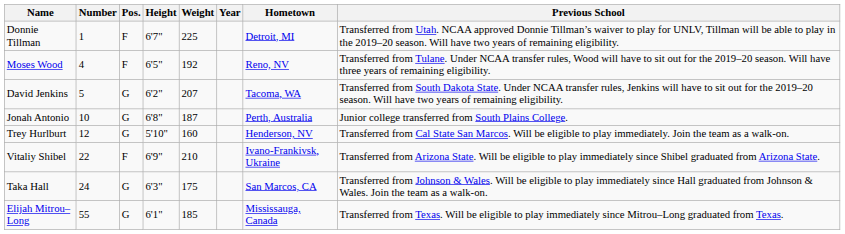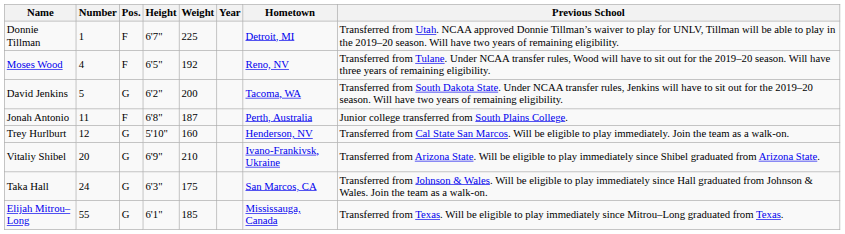(189, 94) 207 -> (189, 94) 200
(84, 117) 10 -> (84, 117) 11
(126, 117) G -> (125, 117) F
(84, 157) 22 -> (84, 157) 20
(125, 157) F -> (126, 157) G
